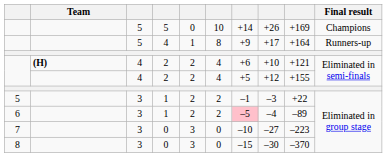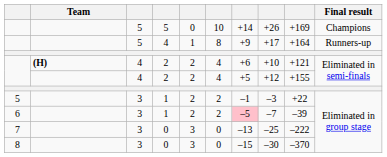(271, 114) –4 -> (271, 114) –7
(300, 114) –89 -> (300, 114) –39
(245, 129) –10 -> (245, 129) –13
(271, 129) –27 -> (271, 129) –25
(300, 129) –223 -> (300, 129) –222
